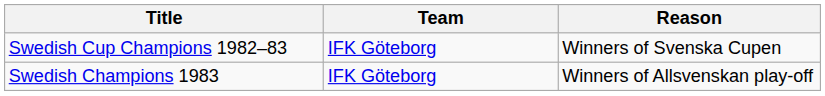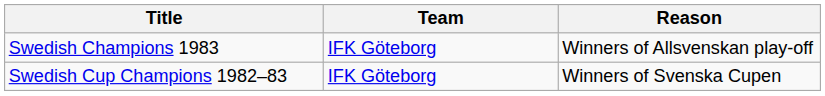rows swapped: (114, 76) <-> (148, 47)
